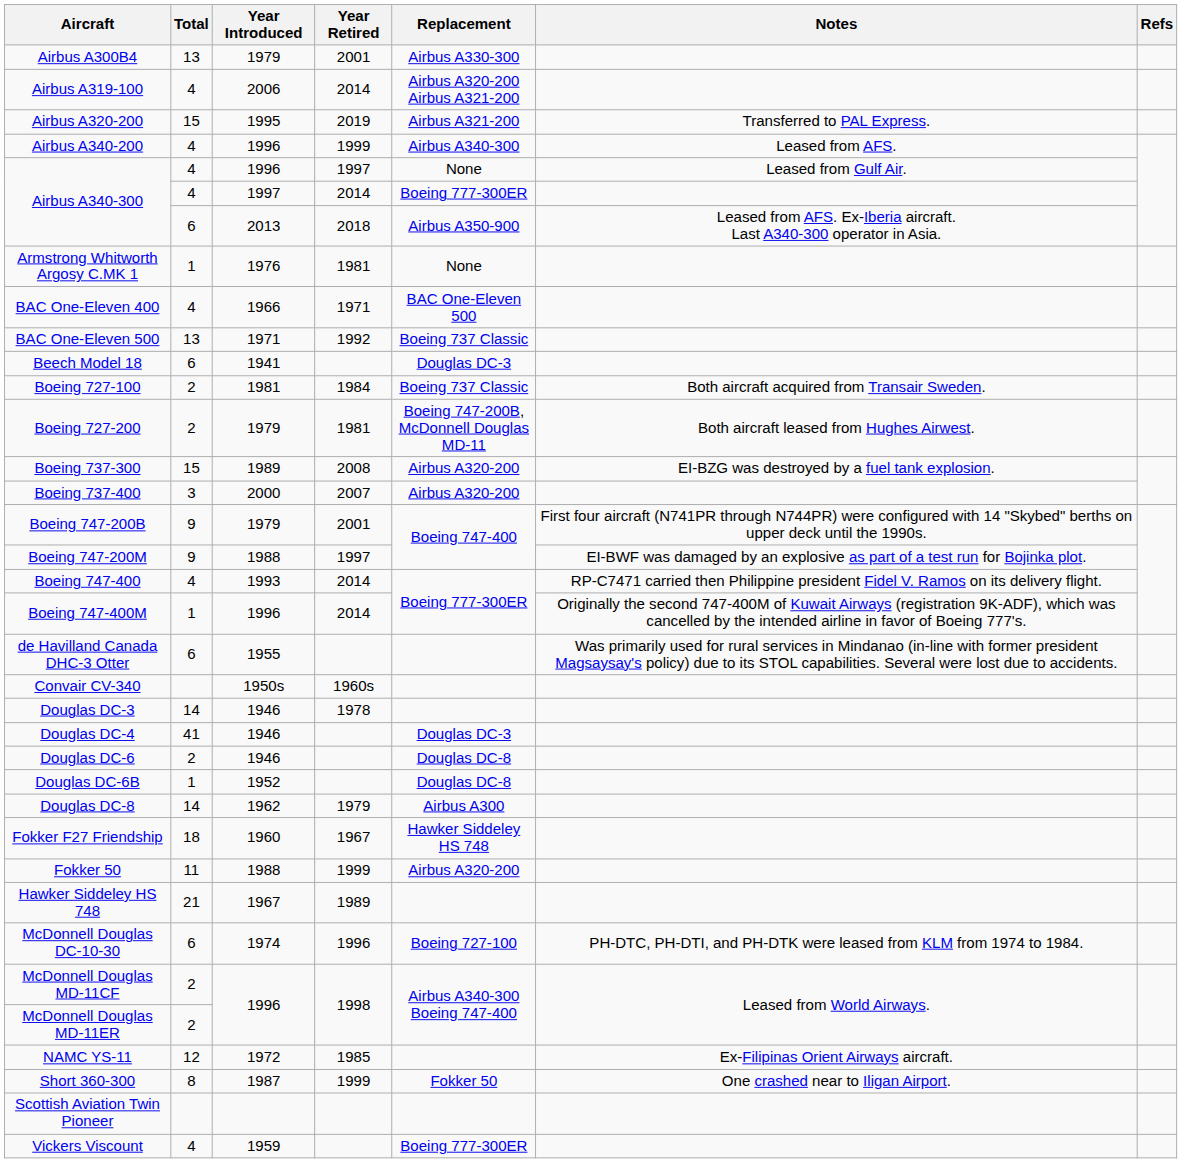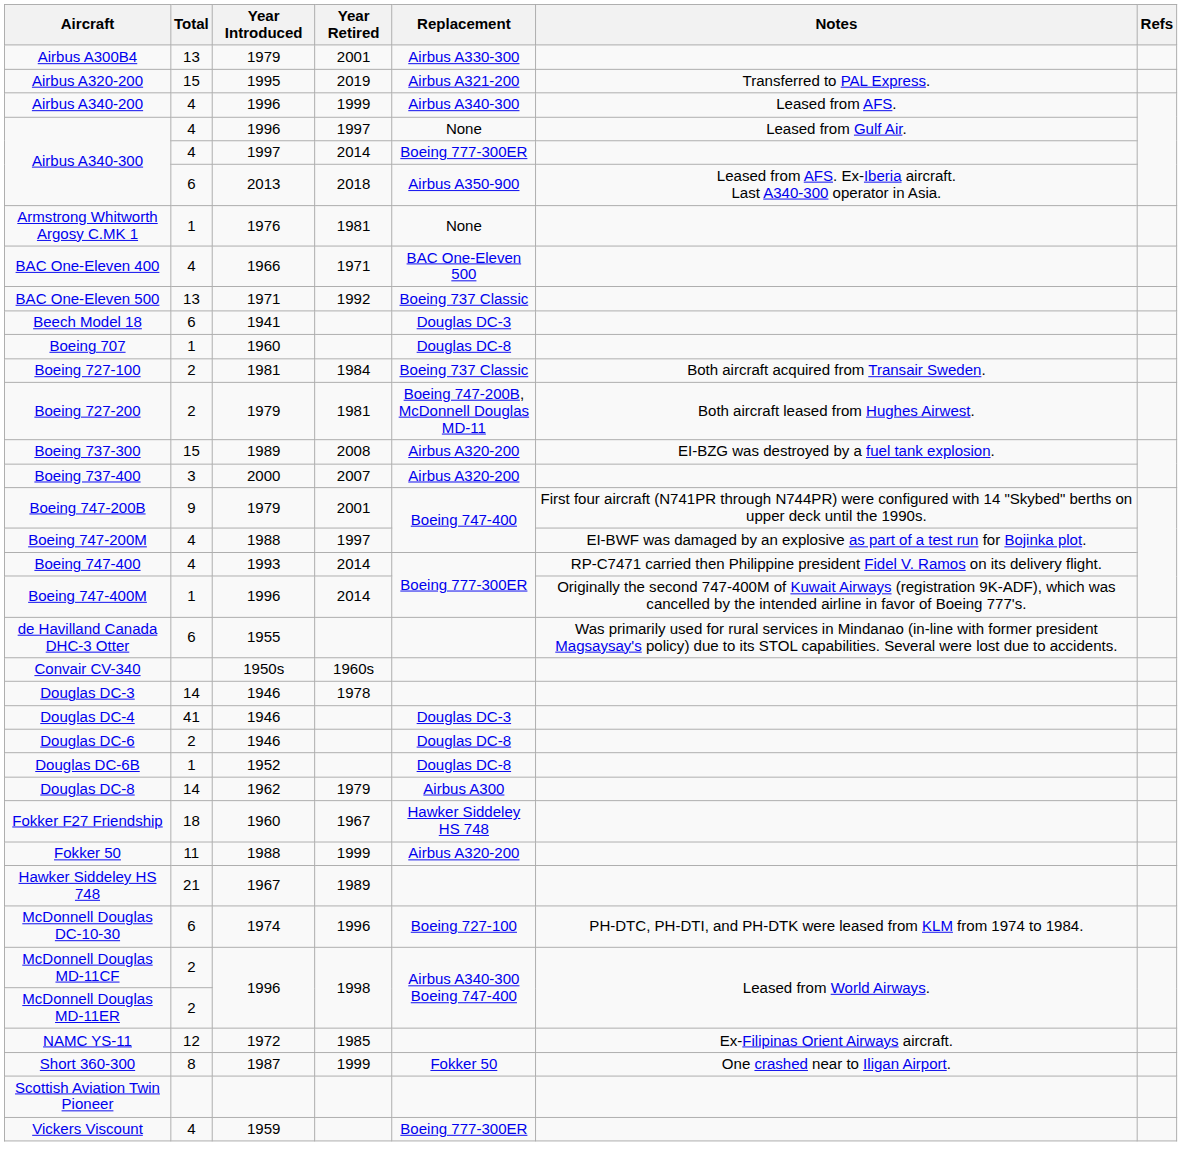- row: (87, 89)
+ row: (87, 346)
(191, 557) 9 -> (191, 540) 4
